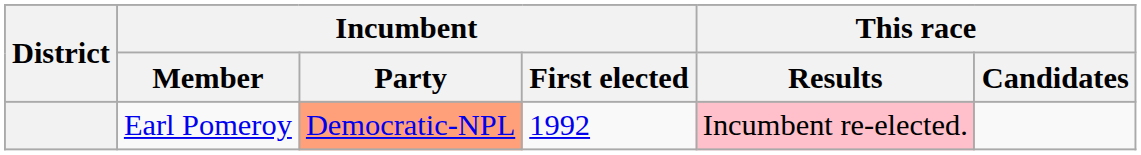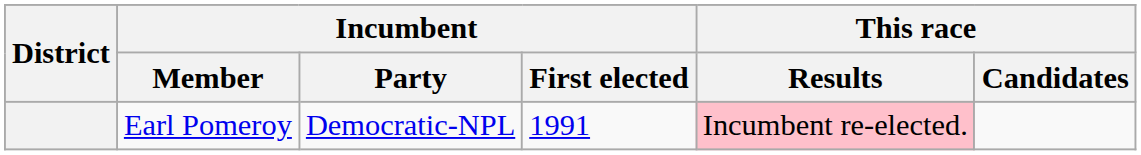(411, 125) lightsalmon background -> (411, 125) no background
(560, 125) 1992 -> (560, 125) 1991
